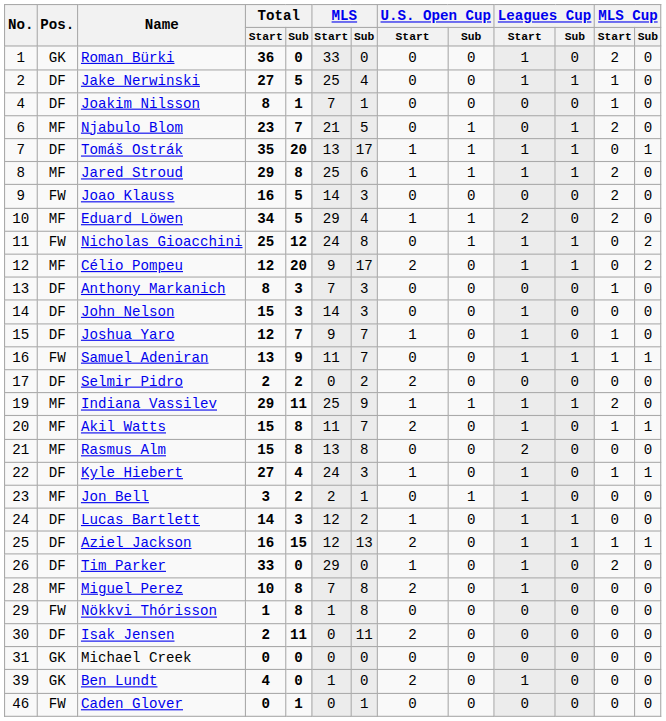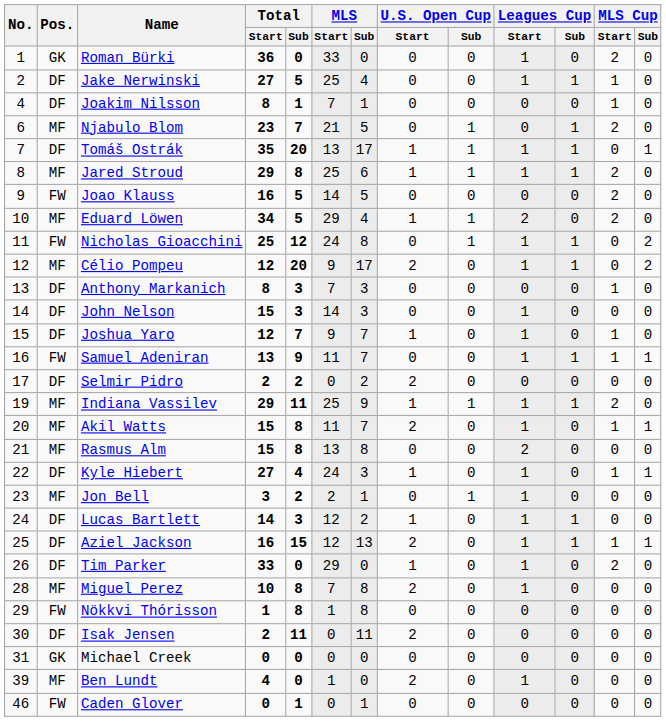(364, 196) 3 -> (364, 196) 5
(57, 681) GK -> (57, 681) MF
